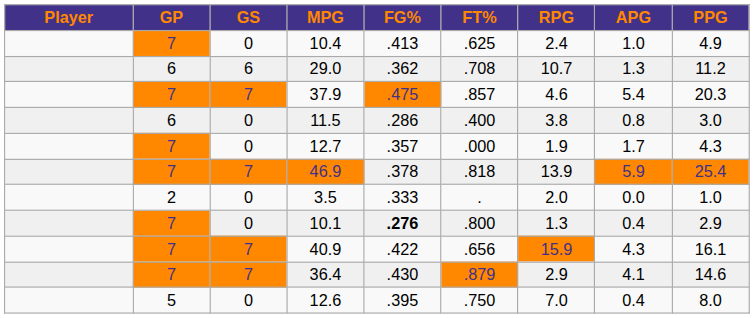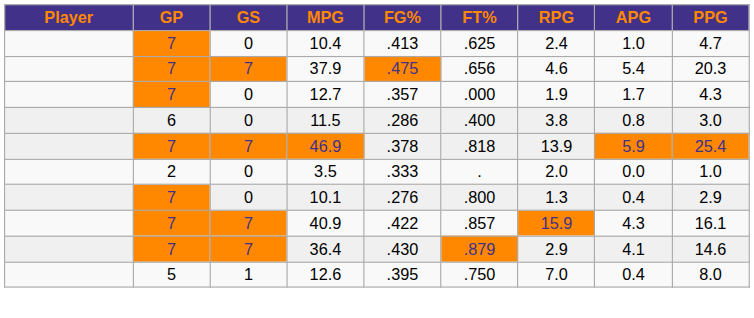(711, 44) 4.9 -> (711, 44) 4.7
- row: (325, 69)
(479, 95) .857 -> (479, 69) .656
rows swapped: (325, 121) <-> (325, 146)
(402, 223) bold -> (402, 198) normal
(479, 249) .656 -> (479, 223) .857
(248, 301) 0 -> (248, 275) 1
